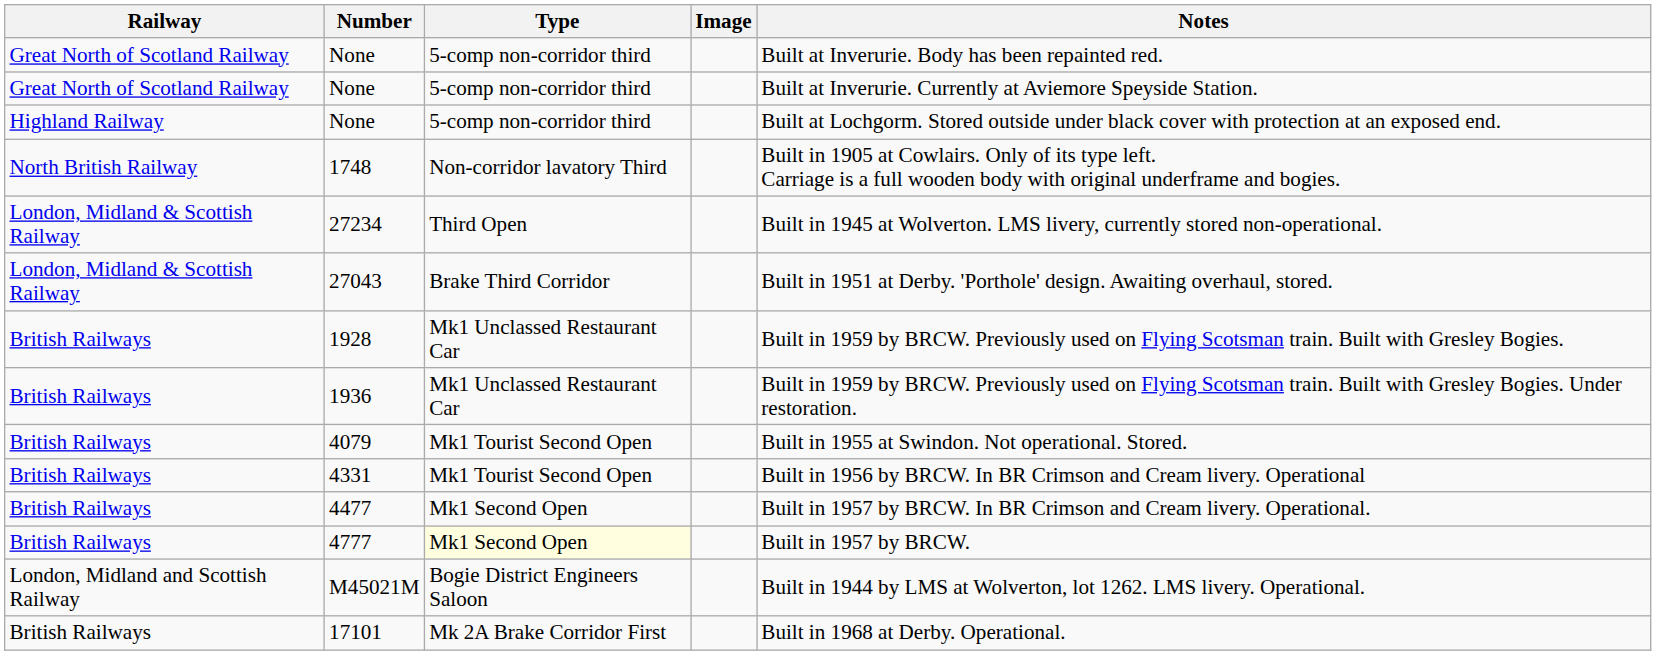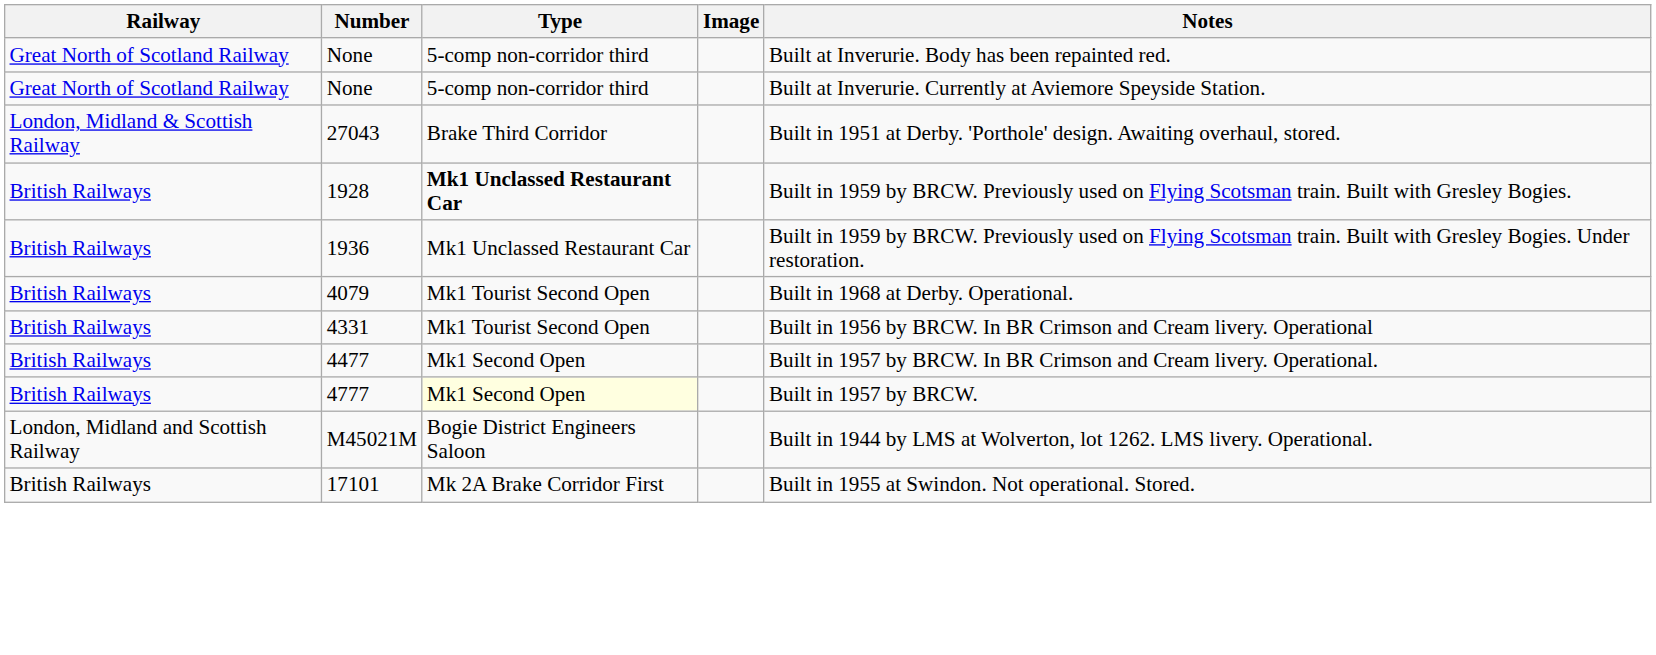- row: (87, 121)
- row: (103, 167)
- row: (131, 224)
(543, 338) normal -> (549, 190) bold
(974, 441) Built in 1955 at Swindon. Not operational. Stored. -> (921, 293) Built in 1968 at Derby. Operational.
(913, 632) Built in 1968 at Derby. Operational. -> (982, 484) Built in 1955 at Swindon. Not operational. Stored.
